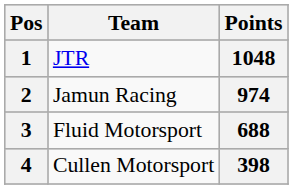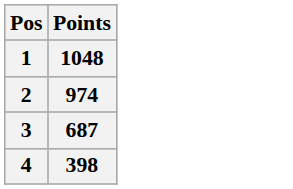- column: (134, 22)
(254, 129) 688 -> (82, 129) 687
